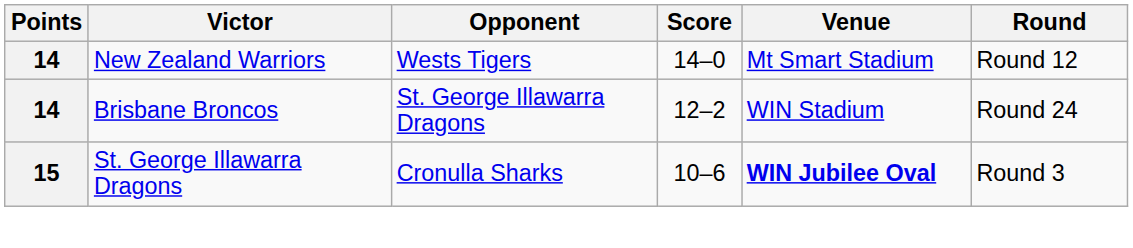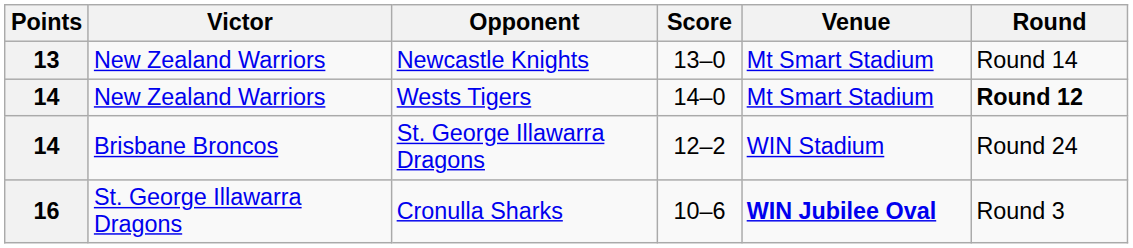+ row: (493, 60)
(1027, 60) normal -> (1030, 97) bold
(47, 173) 15 -> (47, 210) 16
